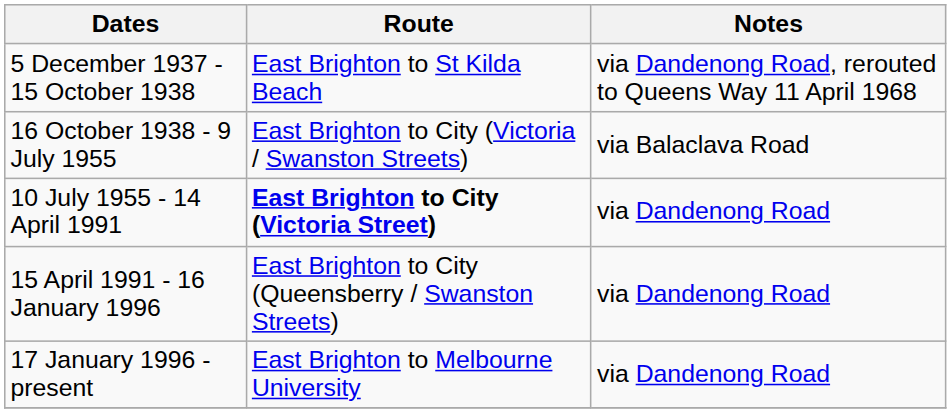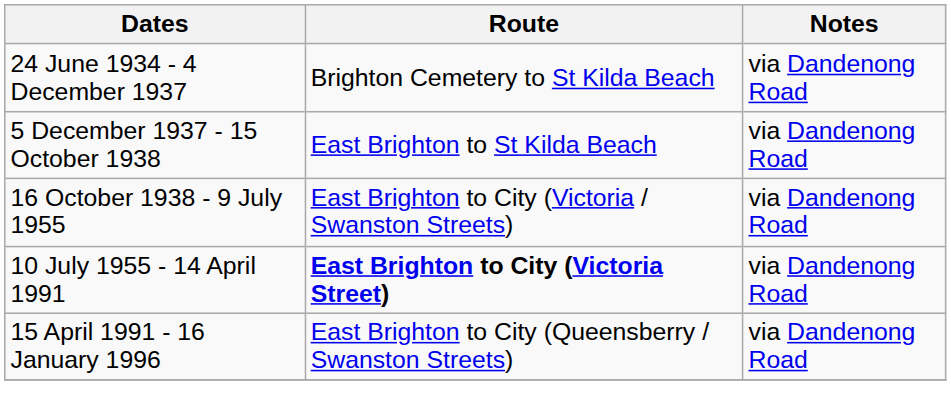+ row: (104, 77)
(767, 77) via Dandenong Road, rerouted to Queens Way 11 April 1968 -> (832, 144) via Dandenong Road
(703, 144) via Balaclava Road -> (832, 211) via Dandenong Road
- row: (110, 374)
